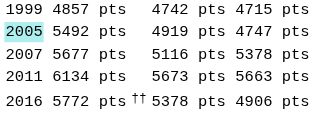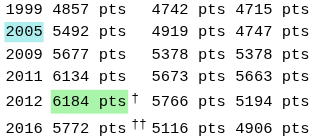(24, 55) 2007 -> (24, 55) 2009
(189, 55) 5116 pts -> (189, 55) 5378 pts
+ row: (89, 102)
(189, 102) 5378 pts -> (189, 128) 5116 pts
